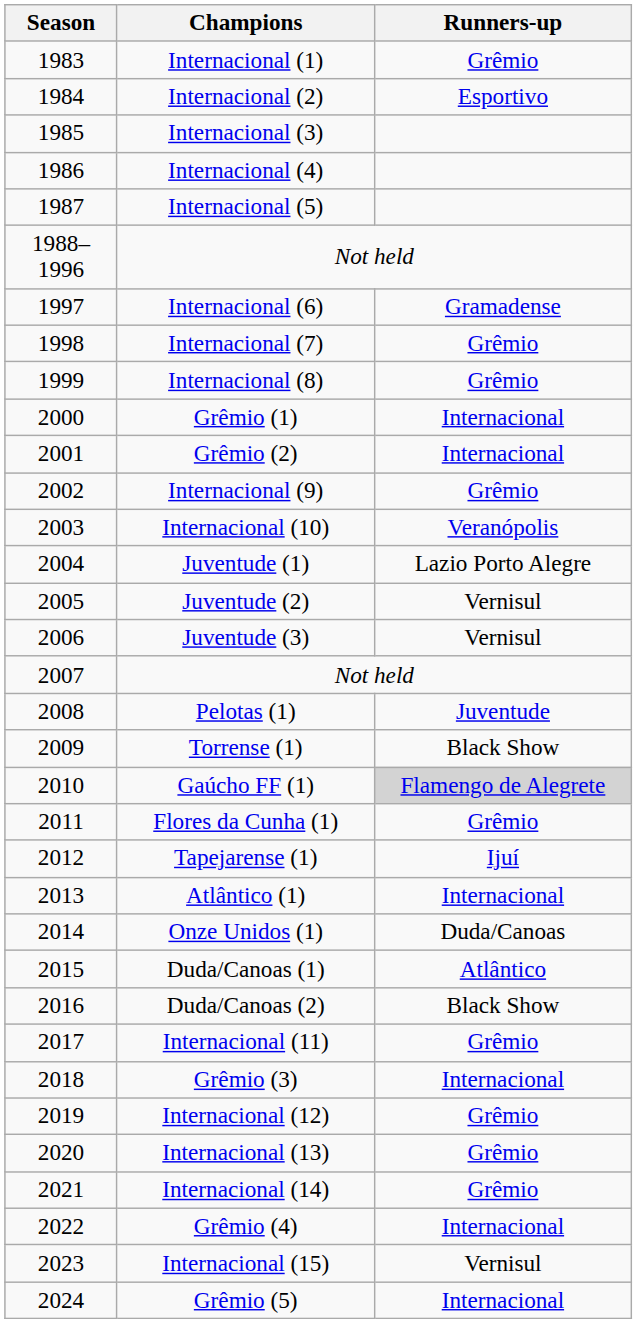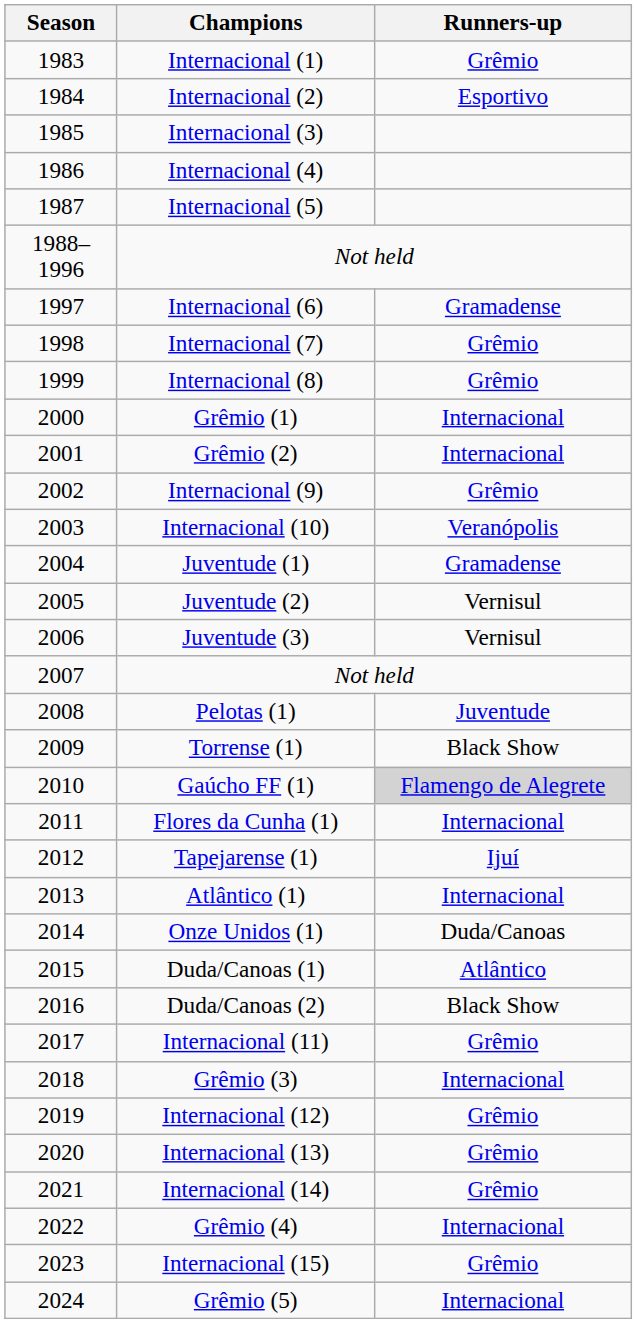(503, 564) Lazio Porto Alegre -> (503, 564) Gramadense
(503, 821) Grêmio -> (503, 821) Internacional
(503, 1263) Vernisul -> (503, 1263) Grêmio
